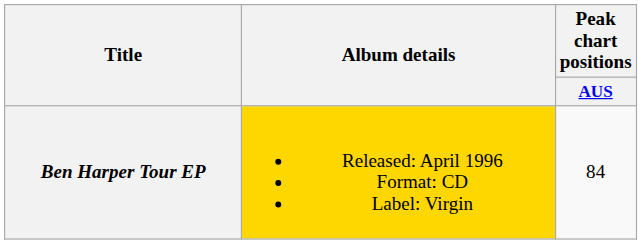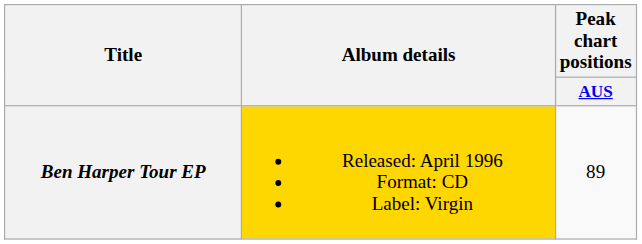(596, 172) 84 -> (596, 172) 89
